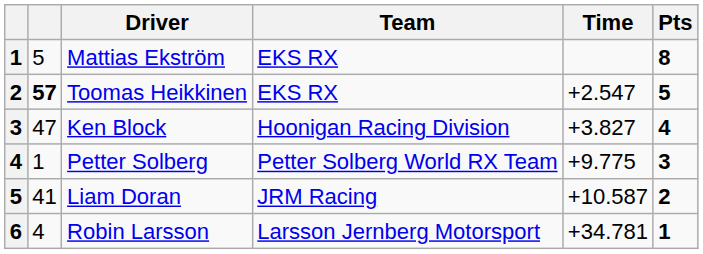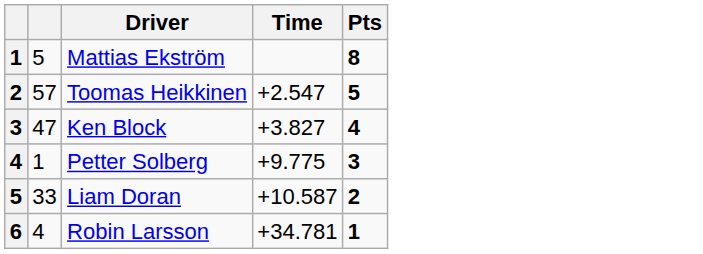- column: (407, 22)
(45, 92) bold -> (45, 92) normal
(45, 197) 41 -> (45, 197) 33
